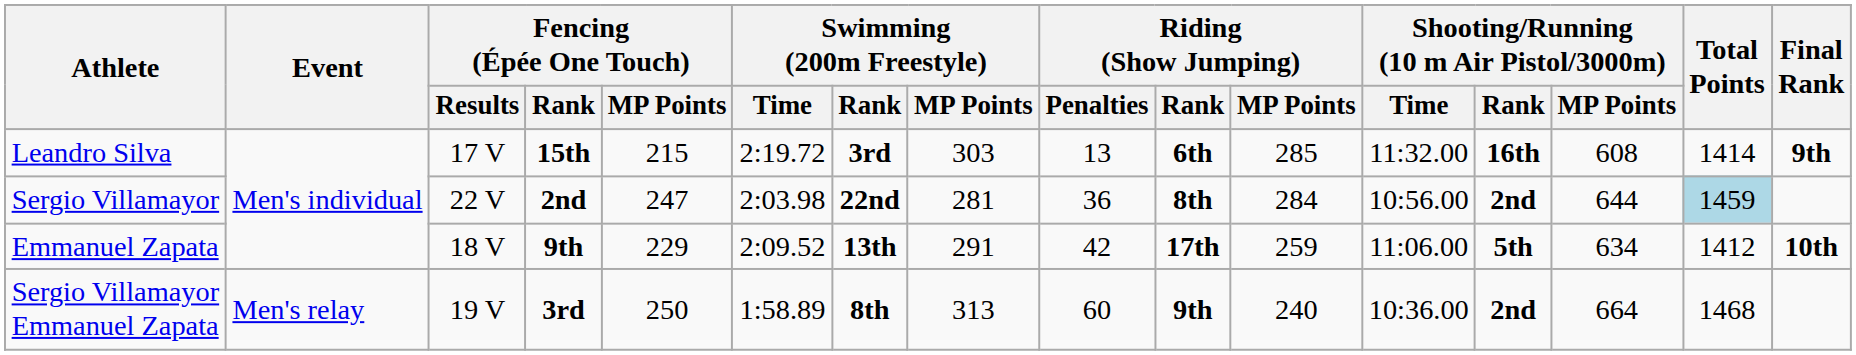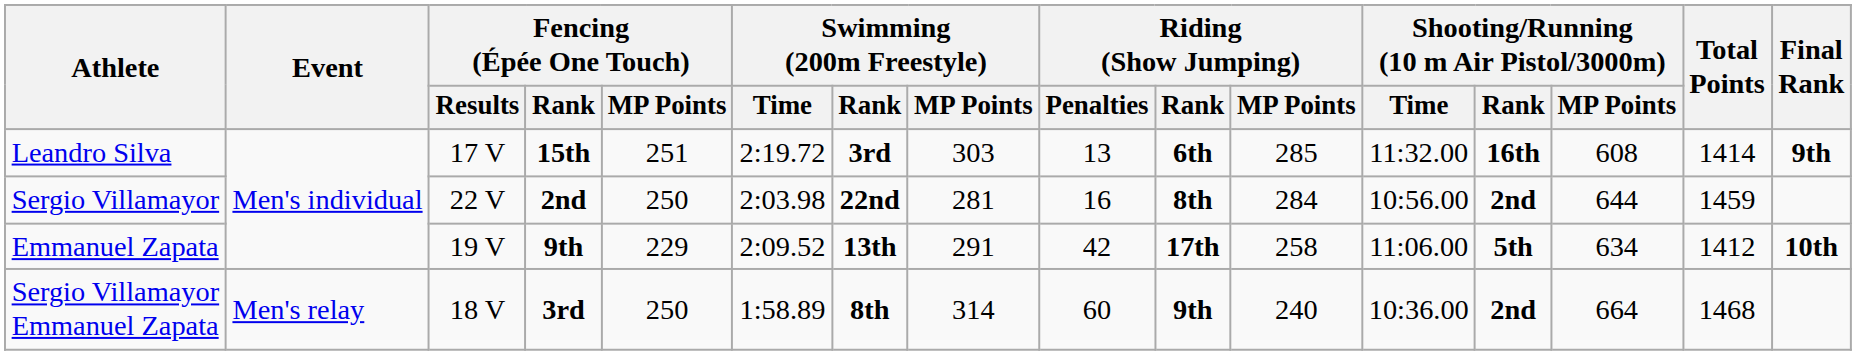(667, 152) 215 -> (667, 152) 251
(667, 199) 247 -> (667, 199) 250
(1097, 199) 36 -> (1097, 199) 16
(1727, 199) lightblue background -> (1727, 199) no background
(477, 246) 18 V -> (477, 246) 19 V
(1296, 246) 259 -> (1296, 246) 258
(477, 309) 19 V -> (477, 309) 18 V
(973, 309) 313 -> (973, 309) 314
